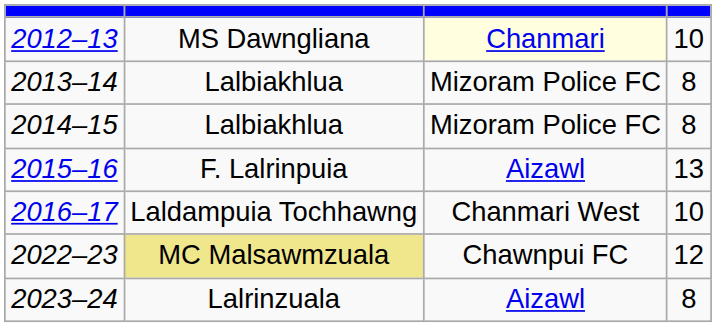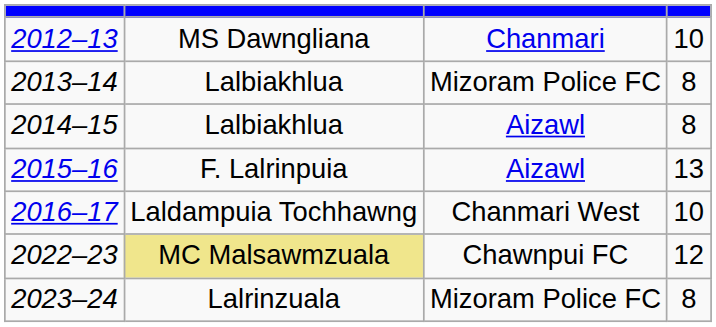(545, 38) lightyellow background -> (545, 38) no background
(545, 125) Mizoram Police FC -> (545, 125) Aizawl
(545, 299) Aizawl -> (545, 299) Mizoram Police FC
